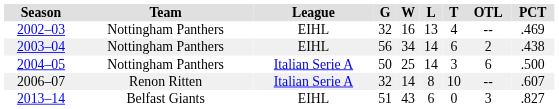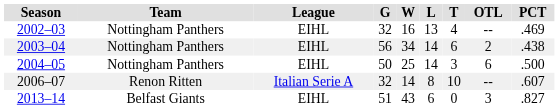(313, 64) Italian Serie A -> (313, 64) EIHL
